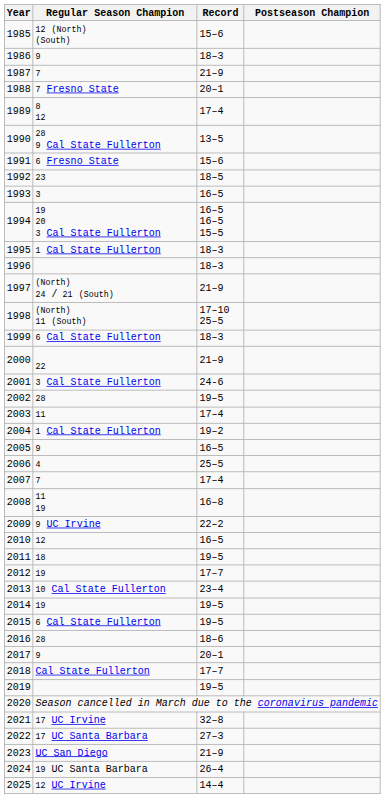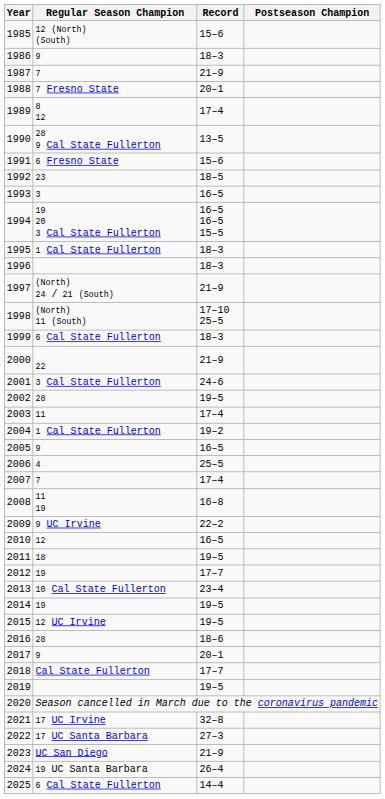(98, 622) 6 Cal State Fullerton -> (71, 622) 12 UC Irvine
(71, 785) 12 UC Irvine -> (98, 785) 6 Cal State Fullerton
